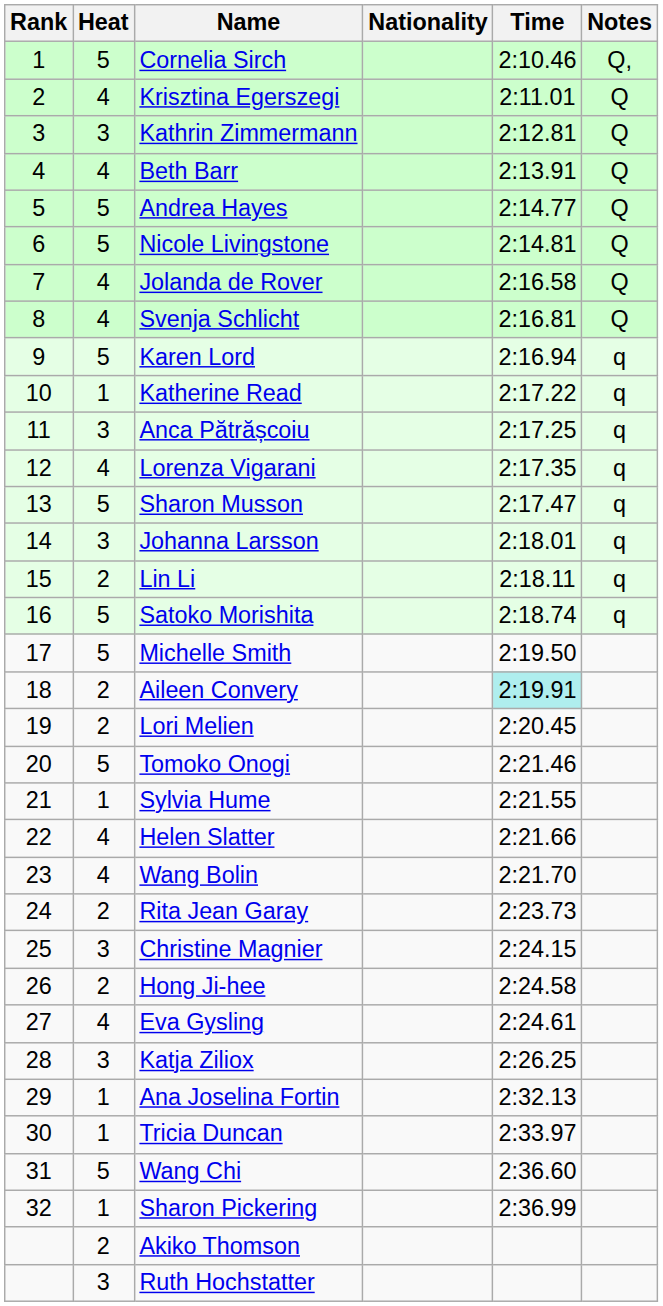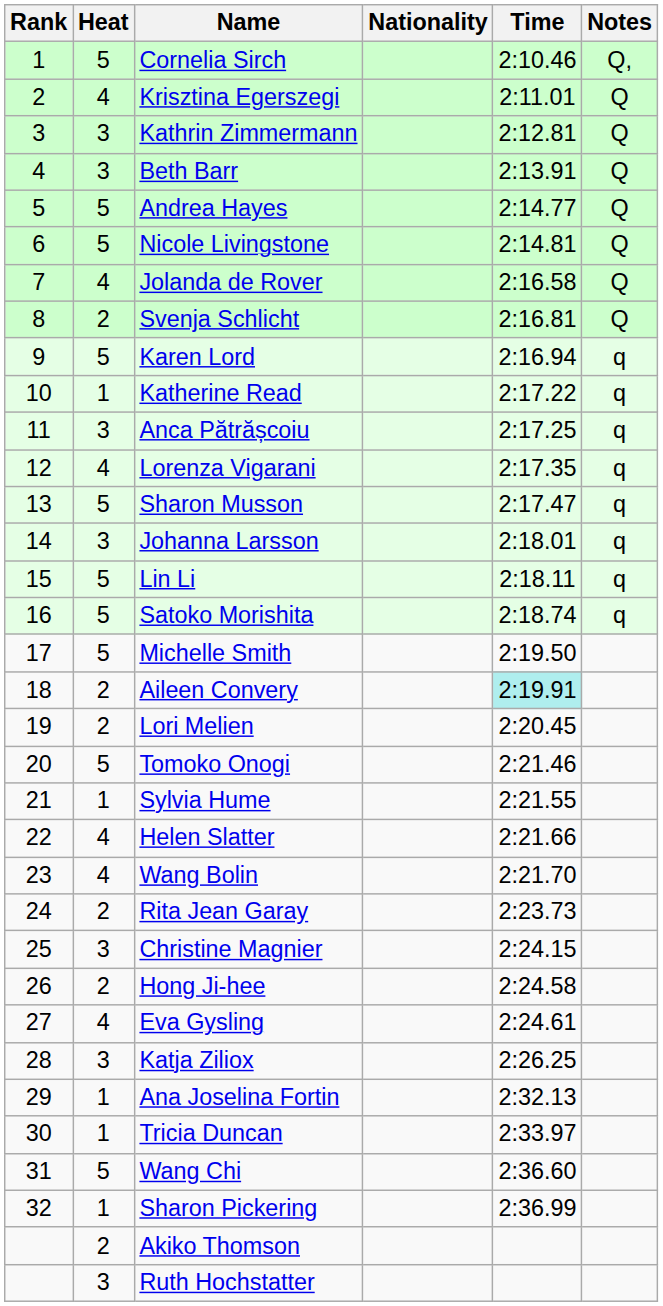(103, 171) 4 -> (103, 171) 3
(103, 319) 4 -> (103, 319) 2
(103, 578) 2 -> (103, 578) 5
